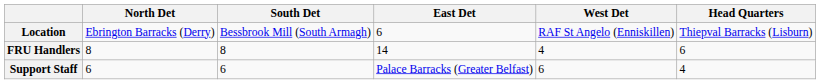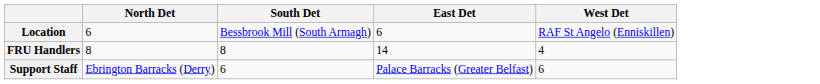- column: (746, 13)
(150, 32) Ebrington Barracks (Derry) -> (88, 32) 6
(88, 69) 6 -> (150, 69) Ebrington Barracks (Derry)
